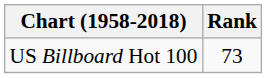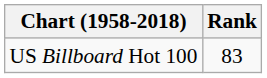(232, 55) 73 -> (232, 55) 83
